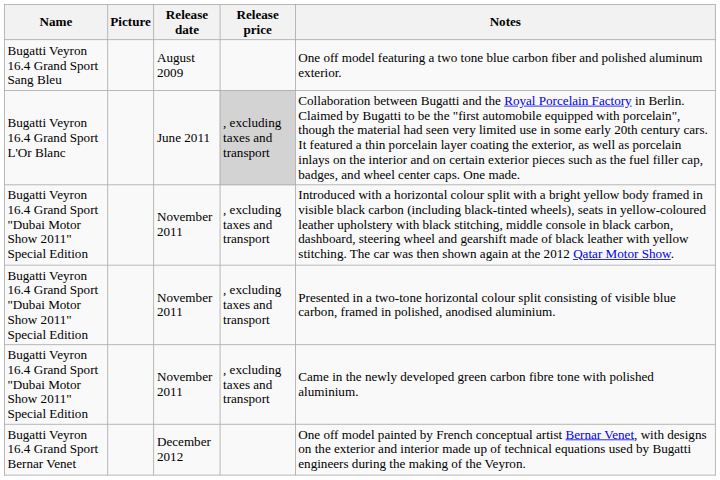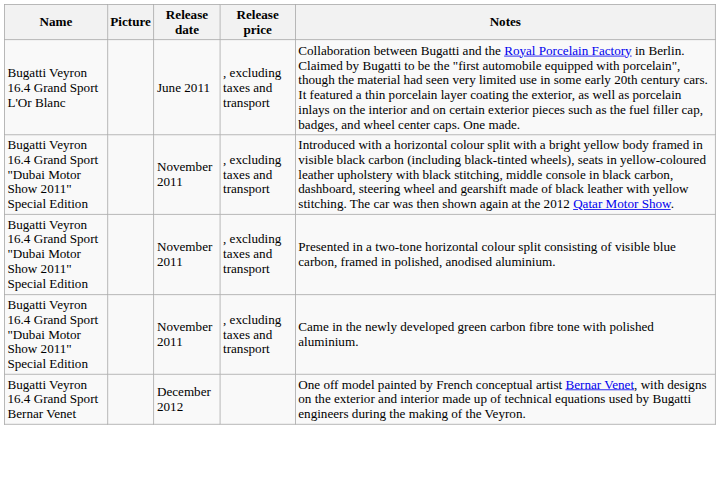- row: (53, 65)
(252, 137) lightgrey background -> (252, 87) no background
